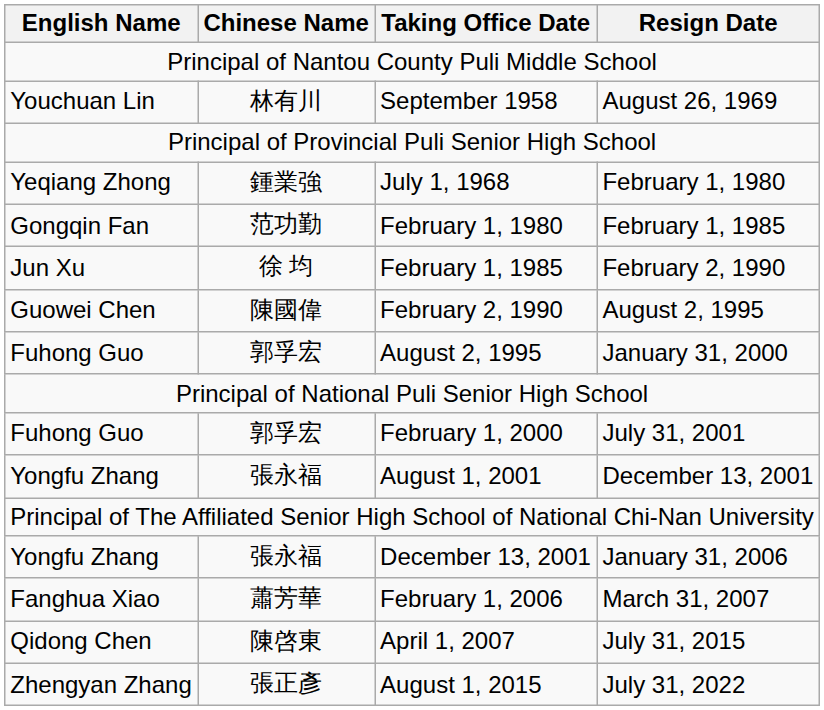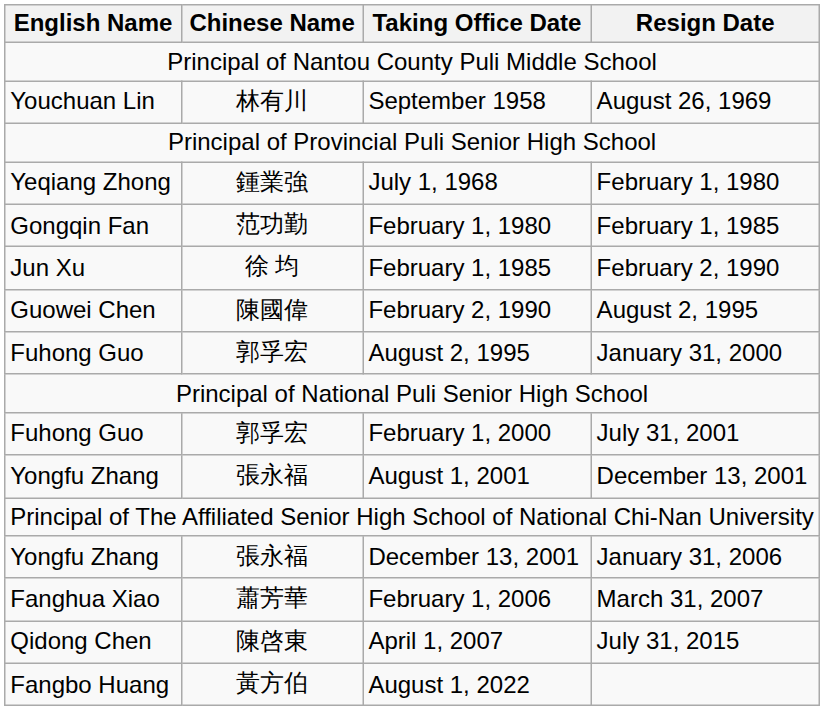- row: (461, 684)
+ row: (449, 684)
